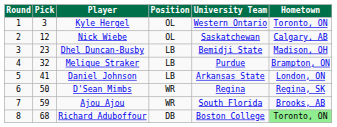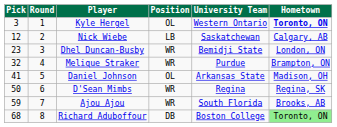columns swapped: (19, 11) <-> (45, 11)
(301, 24) normal -> (301, 24) bold
(170, 38) OL -> (170, 38) LB
(170, 51) LB -> (170, 51) WR
(301, 51) Madison, OH -> (301, 51) London, ON
(170, 64) LB -> (170, 64) WR
(170, 77) LB -> (170, 77) OL
(301, 77) London, ON -> (301, 77) Madison, OH
